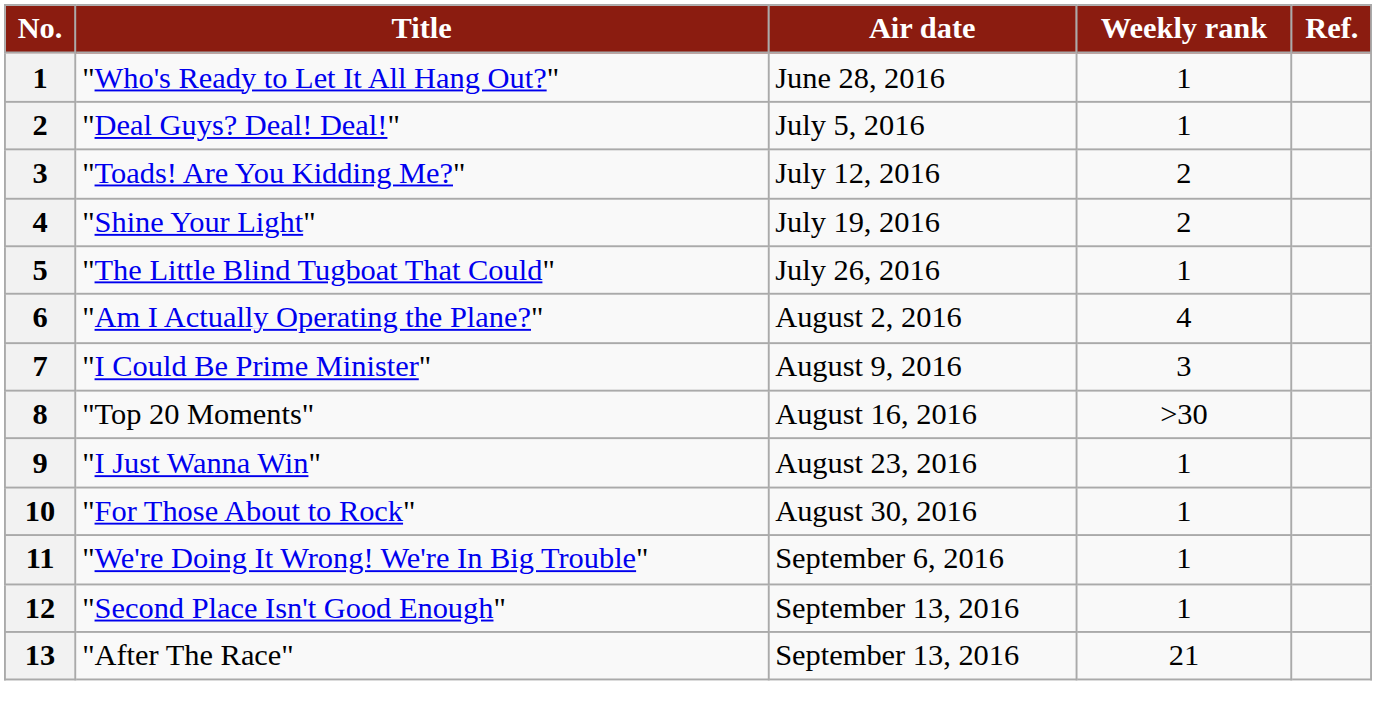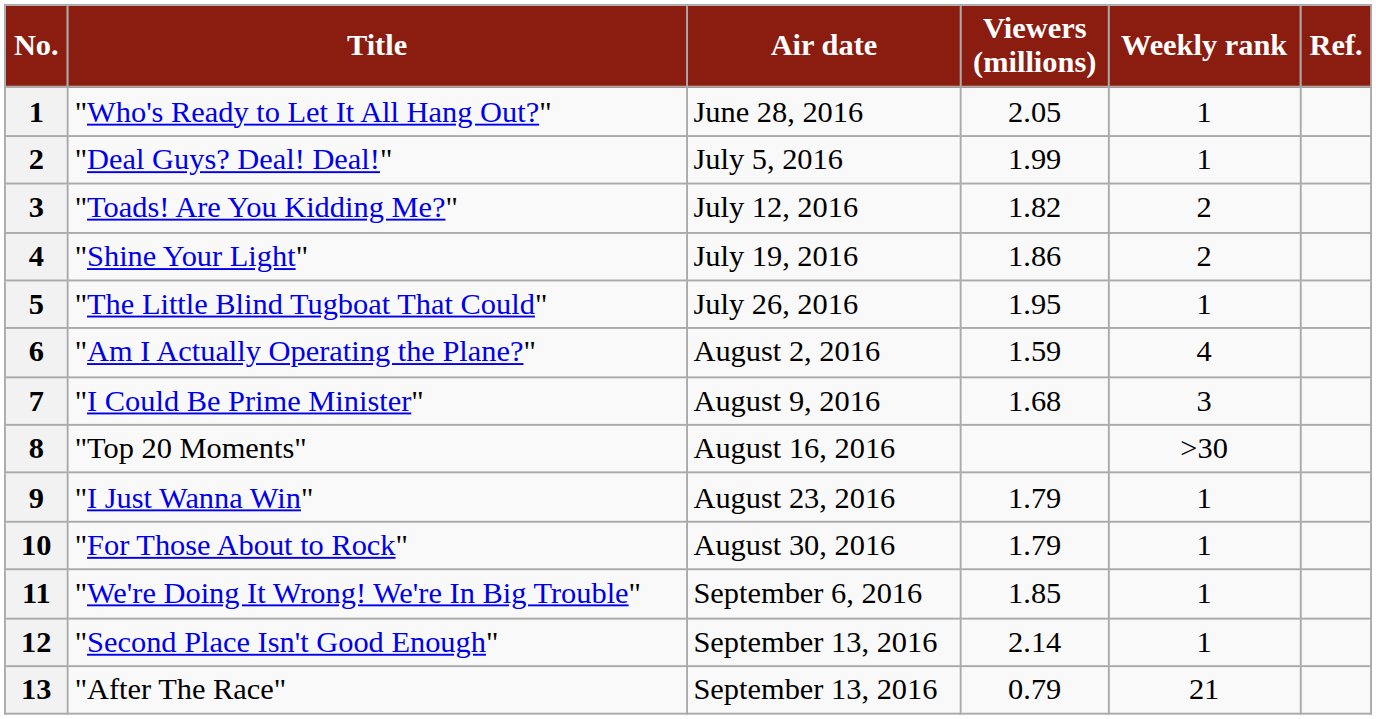+ column: (1035, 45)
